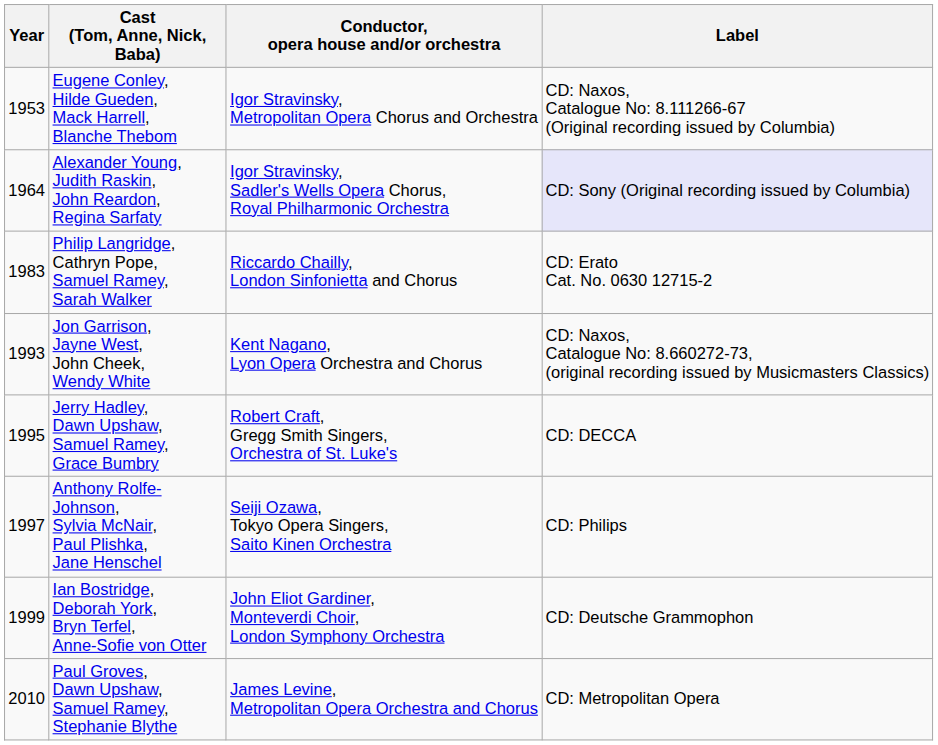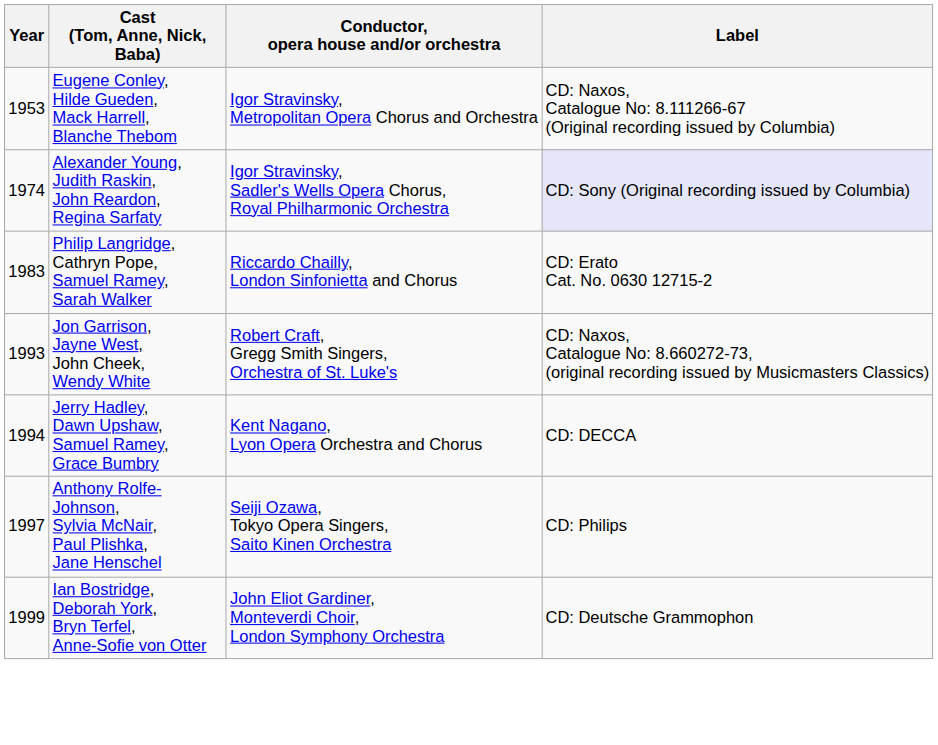(27, 190) 1964 -> (27, 190) 1974
(356, 353) Kent Nagano, Lyon Opera Orchestra and Chorus -> (314, 353) Robert Craft, Gregg Smith Singers, Orchestra of St. Luke's
(27, 435) 1995 -> (27, 435) 1994
(314, 435) Robert Craft, Gregg Smith Singers, Orchestra of St. Luke's -> (356, 435) Kent Nagano, Lyon Opera Orchestra and Chorus
- row: (115, 699)
